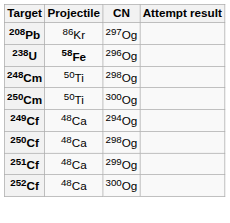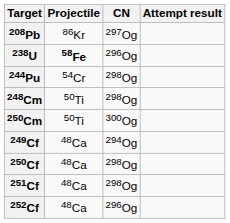+ row: (25, 77)
(121, 163) 299Og -> (121, 185) 298Og
(121, 185) 300Og -> (121, 207) 296Og
